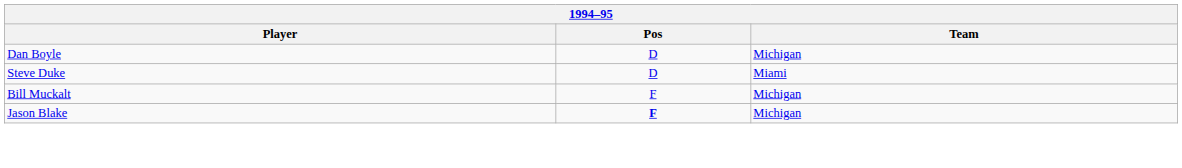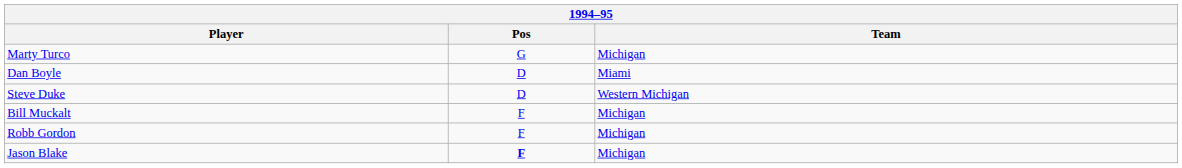+ row: (39, 53)
(777, 53) Michigan -> (614, 73) Miami
(770, 73) Miami -> (643, 93) Western Michigan
+ row: (41, 133)
